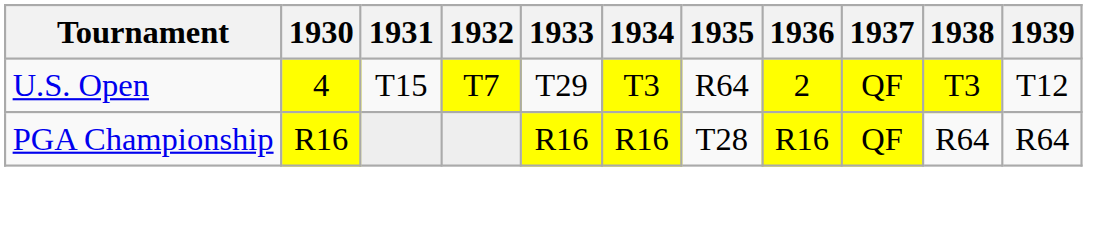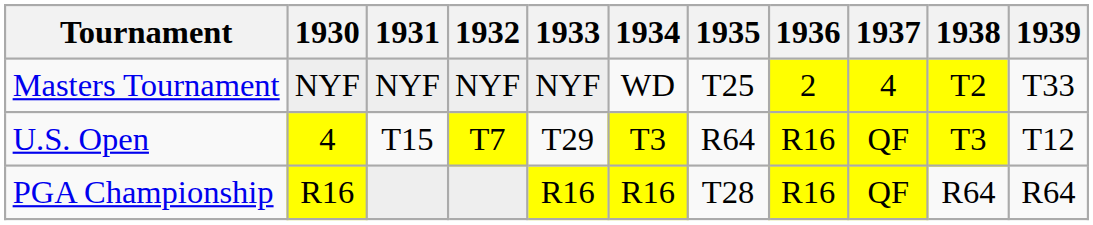+ row: (146, 85)
(802, 85) 2 -> (808, 138) R16
